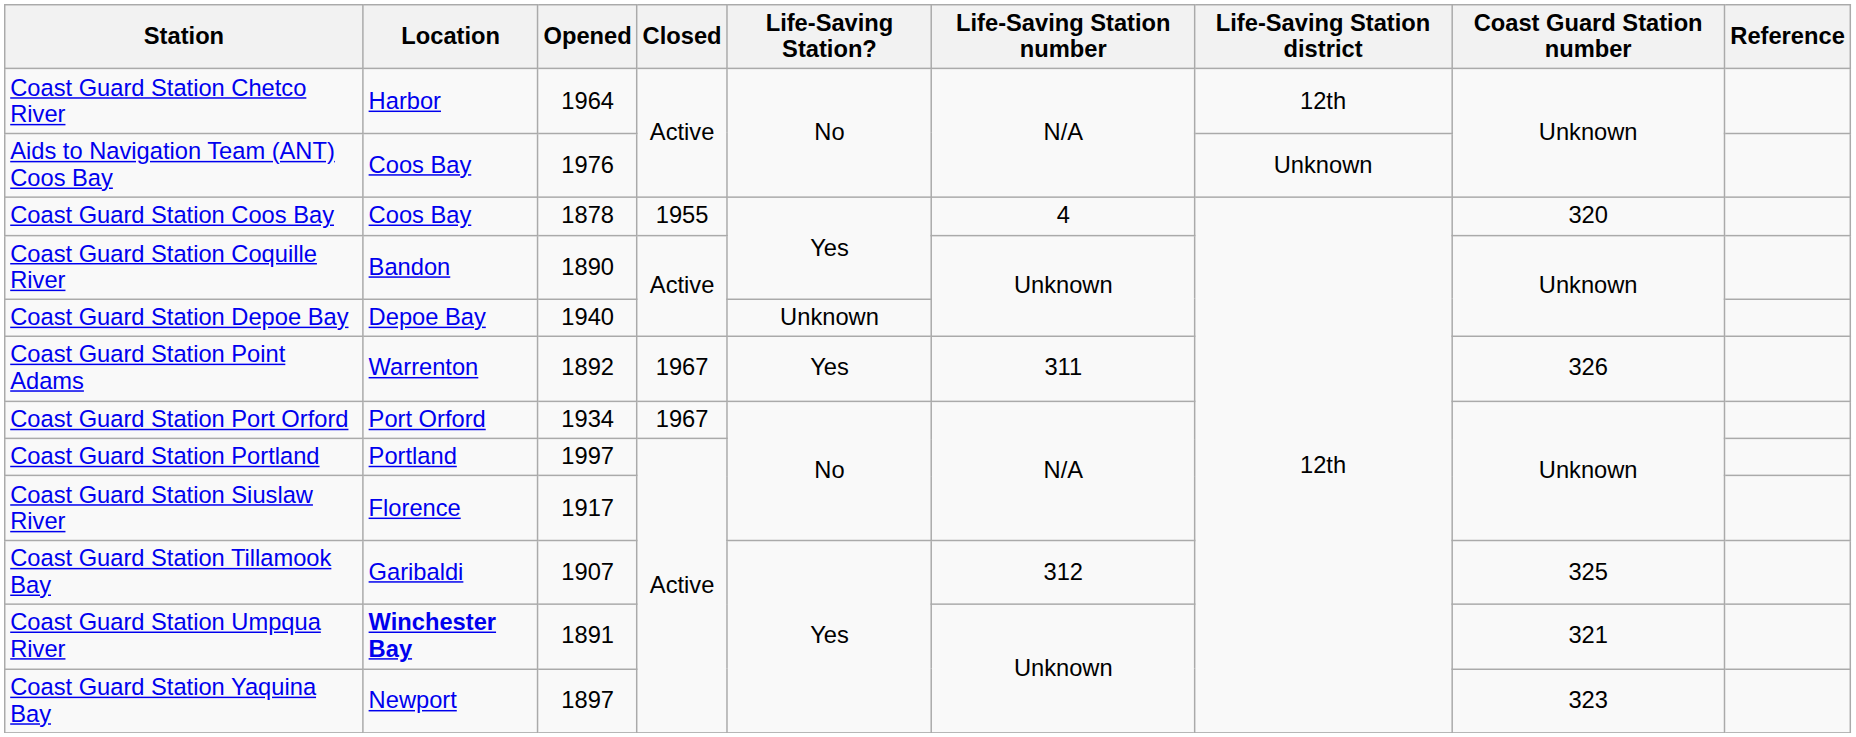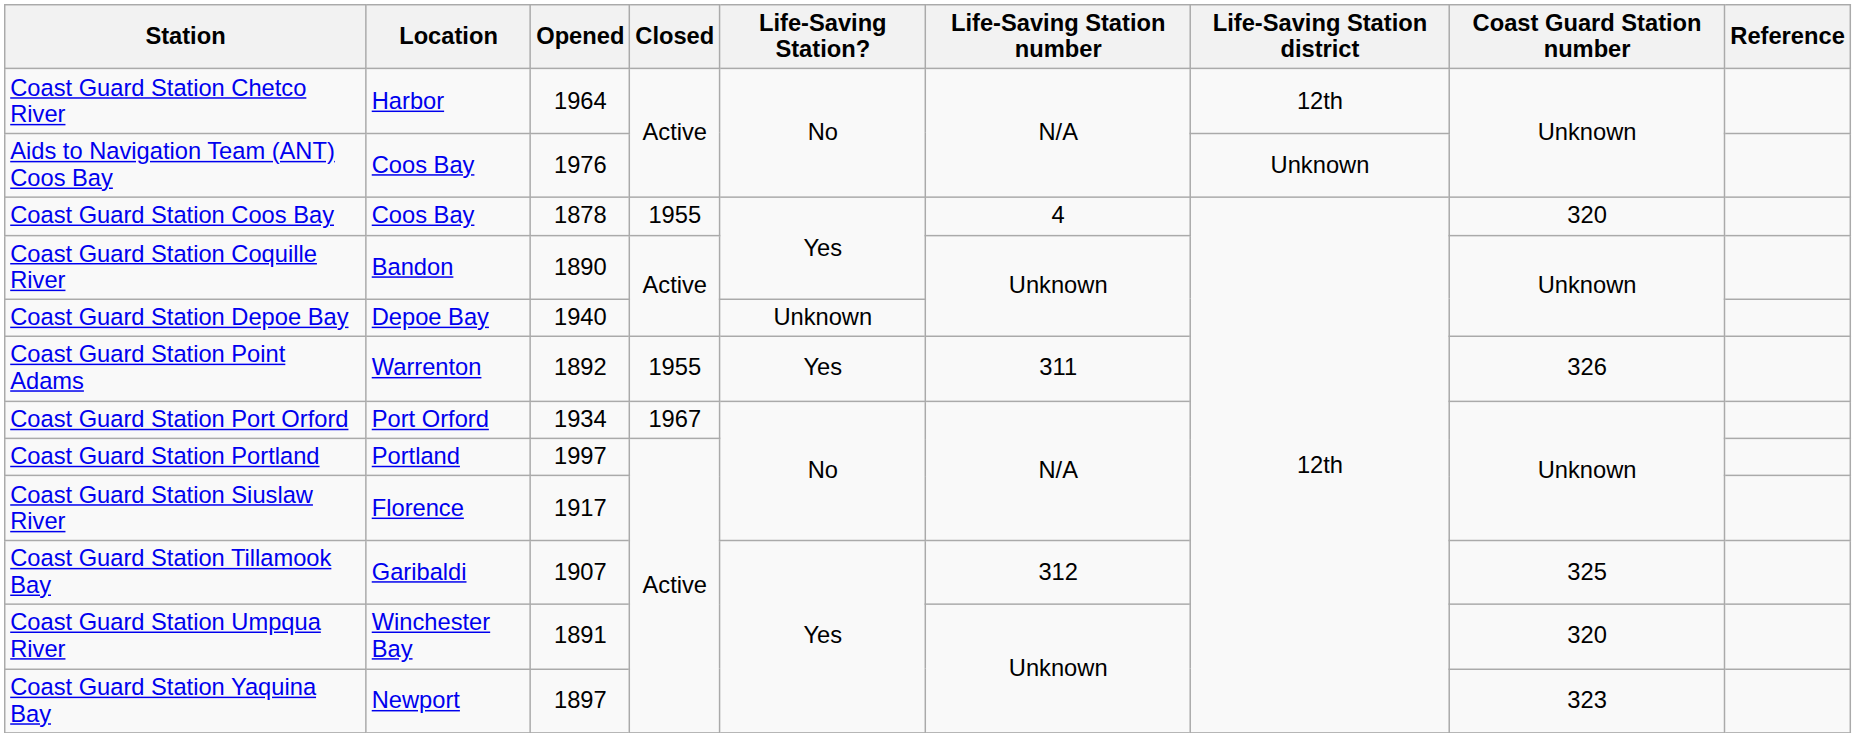(682, 368) 1967 -> (675, 368) 1955
(432, 636) bold -> (431, 636) normal
(1588, 636) 321 -> (1587, 636) 320
